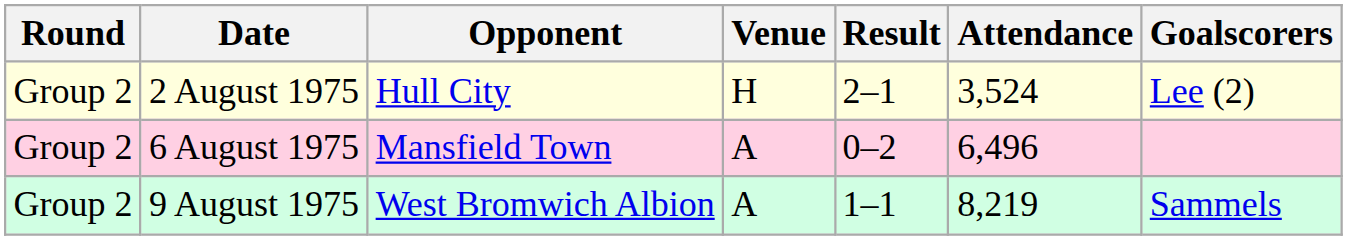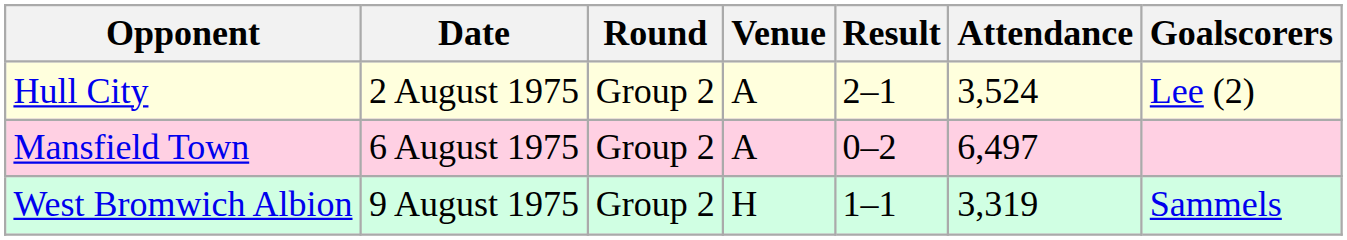columns swapped: (73, 33) <-> (545, 33)
(744, 90) H -> (744, 90) A
(998, 147) 6,496 -> (998, 147) 6,497
(744, 204) A -> (744, 204) H
(998, 204) 8,219 -> (998, 204) 3,319
